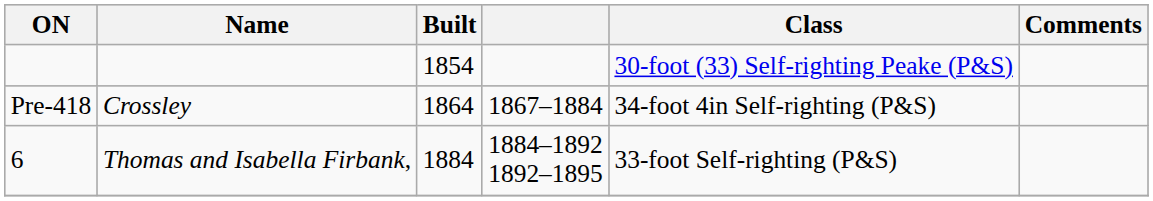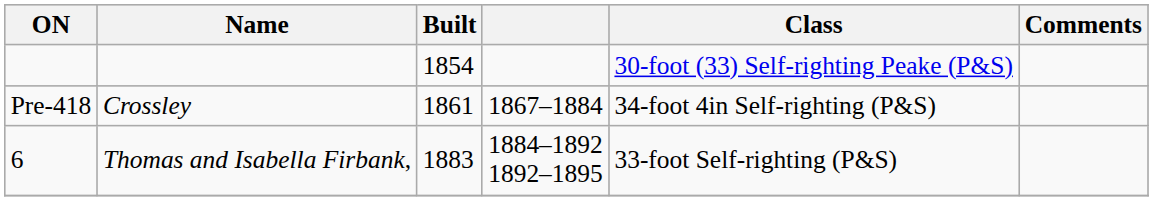(448, 105) 1864 -> (448, 105) 1861
(448, 160) 1884 -> (448, 160) 1883
